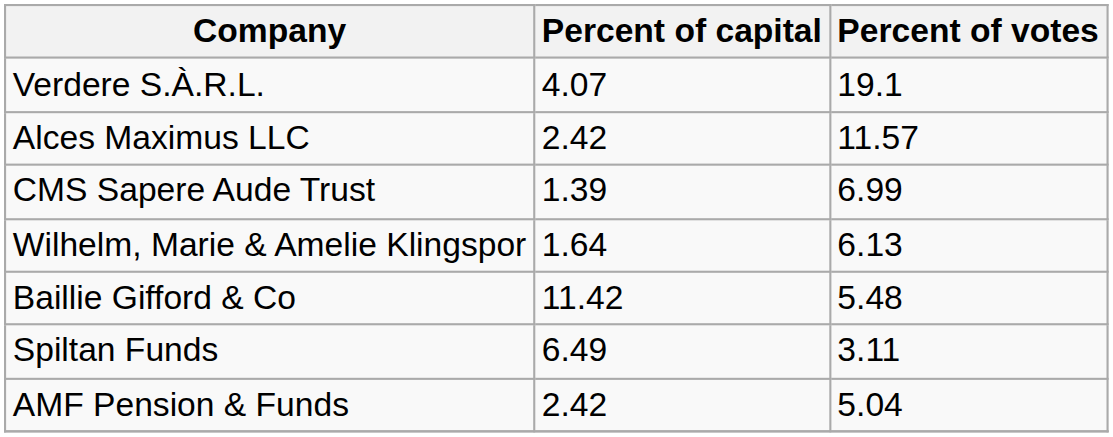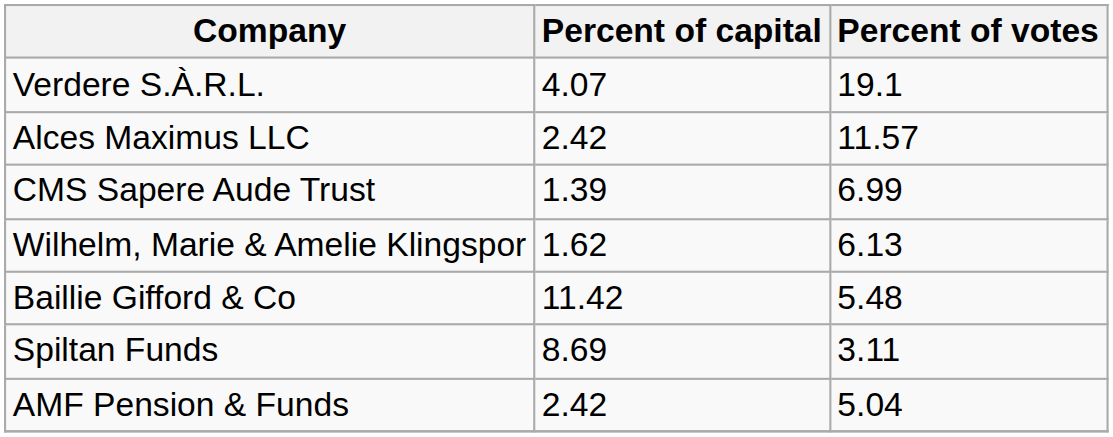(574, 244) 1.64 -> (574, 244) 1.62
(574, 350) 6.49 -> (574, 350) 8.69
